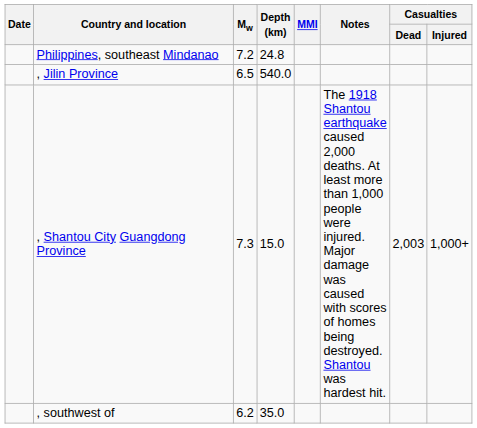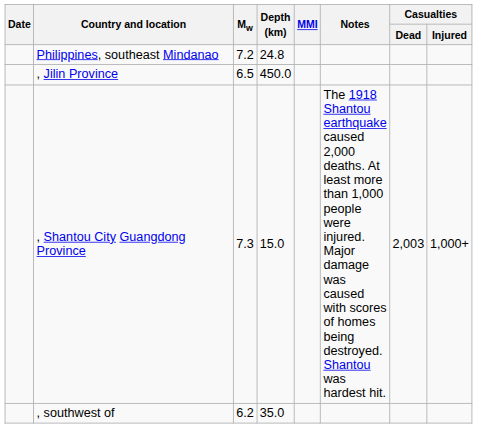(276, 74) 540.0 -> (276, 74) 450.0
